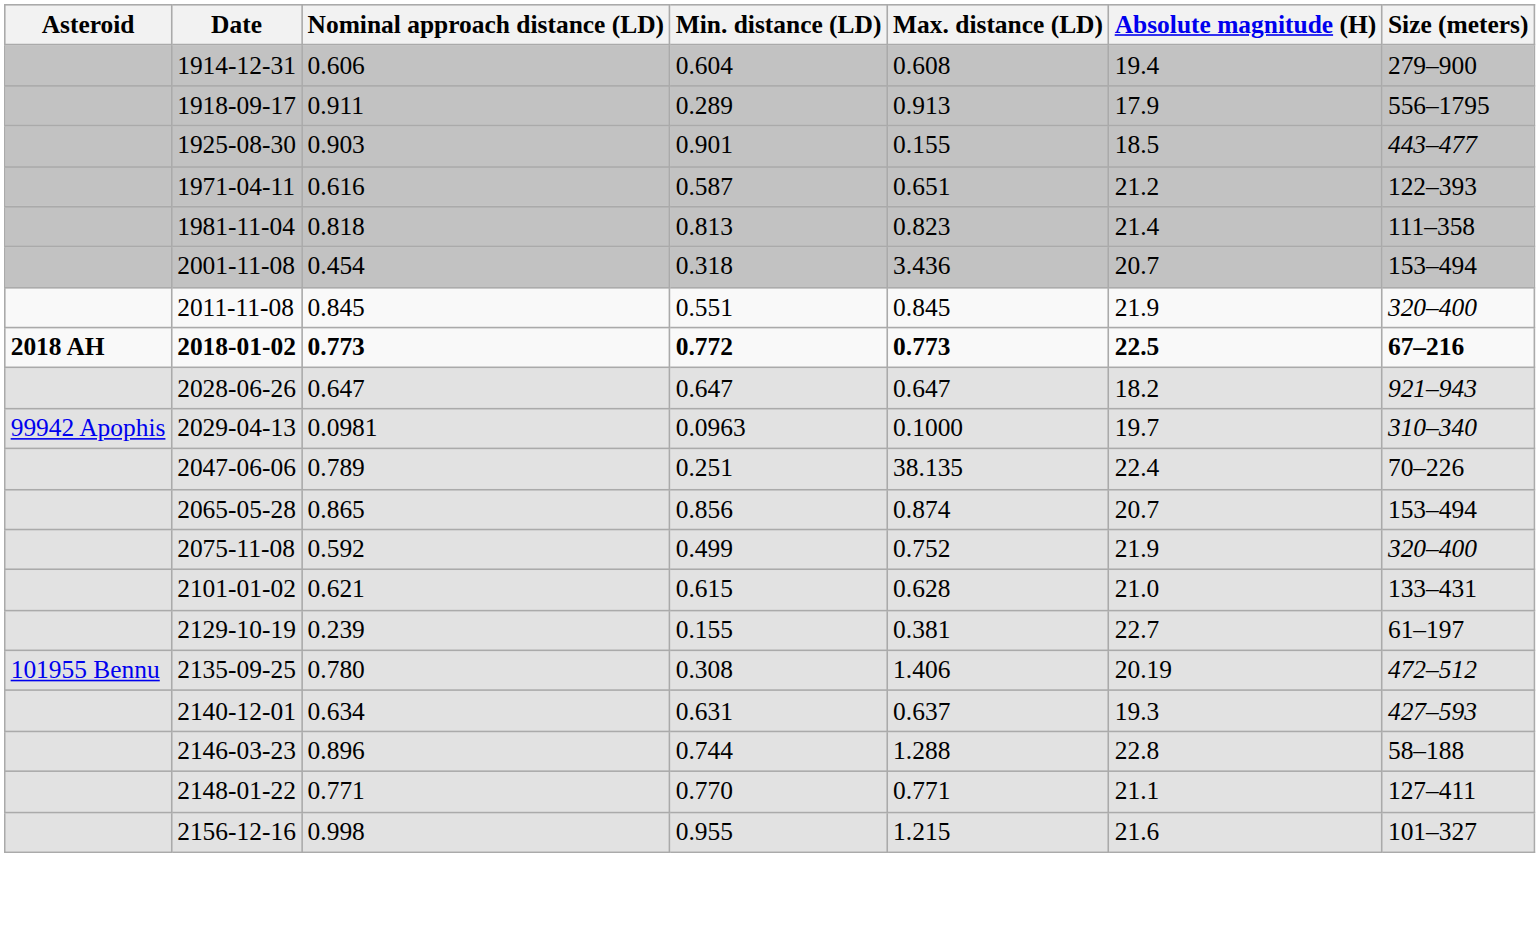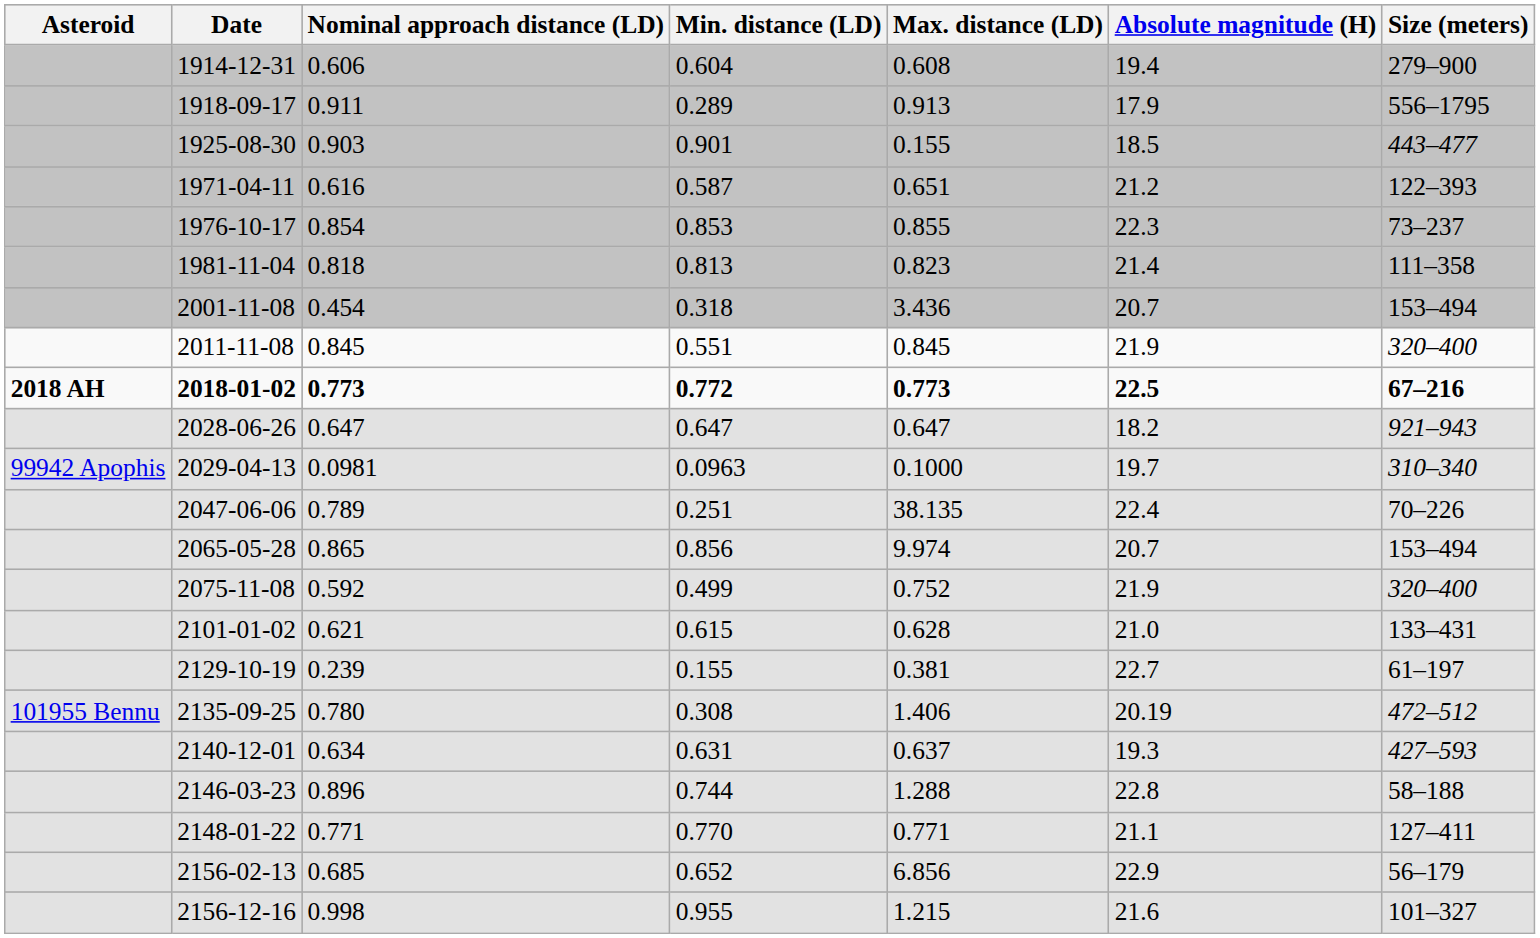+ row: (237, 226)
(922, 508) 0.874 -> (922, 549) 9.974
+ row: (237, 871)
